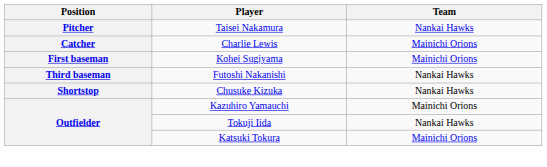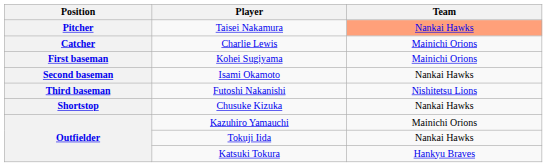(444, 28) no background -> (444, 28) lightsalmon background
+ row: (249, 75)
(444, 75) Nankai Hawks -> (444, 91) Nishitetsu Lions
(444, 138) Mainichi Orions -> (444, 153) Hankyu Braves
